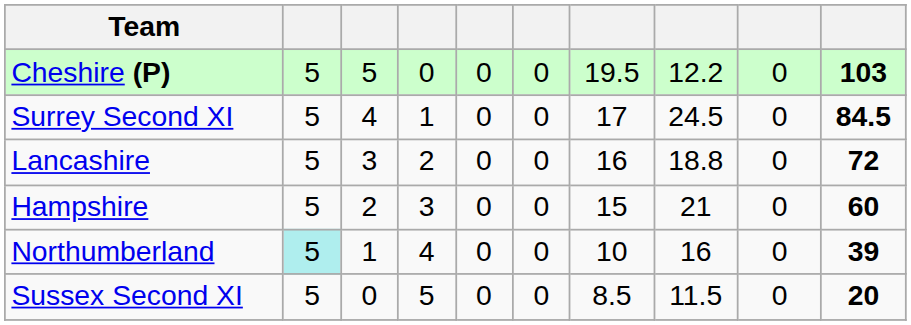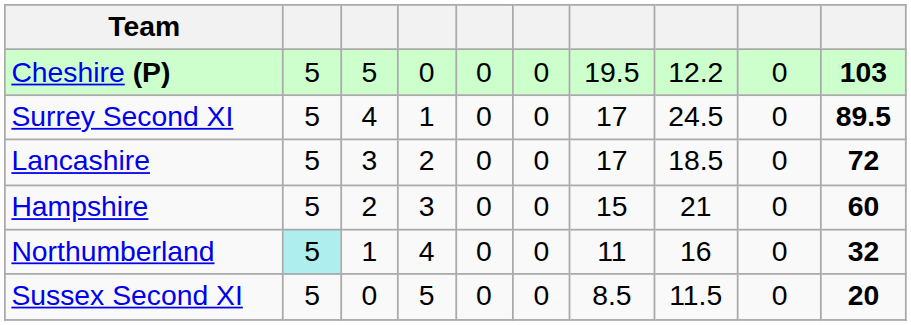(863, 116) 84.5 -> (863, 116) 89.5
(612, 161) 16 -> (612, 161) 17
(696, 161) 18.8 -> (696, 161) 18.5
(612, 251) 10 -> (612, 251) 11
(863, 251) 39 -> (863, 251) 32
